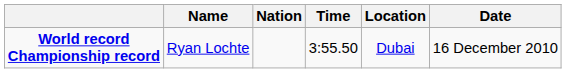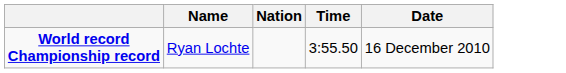- column: (395, 16)
